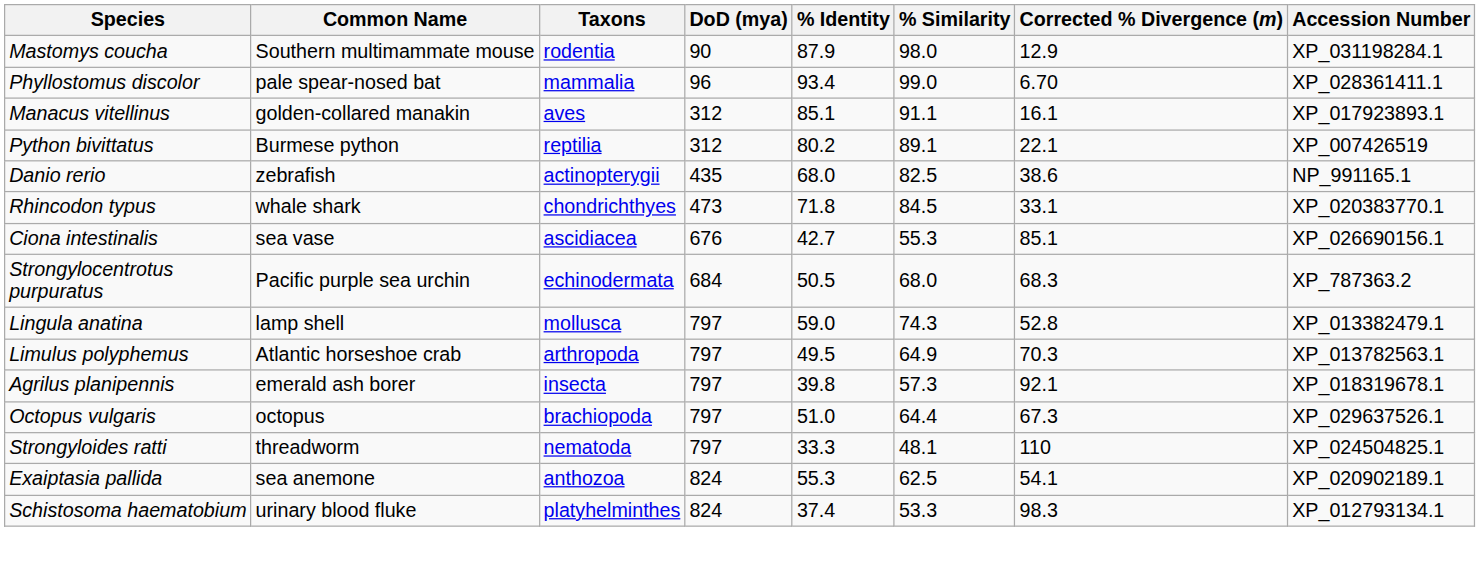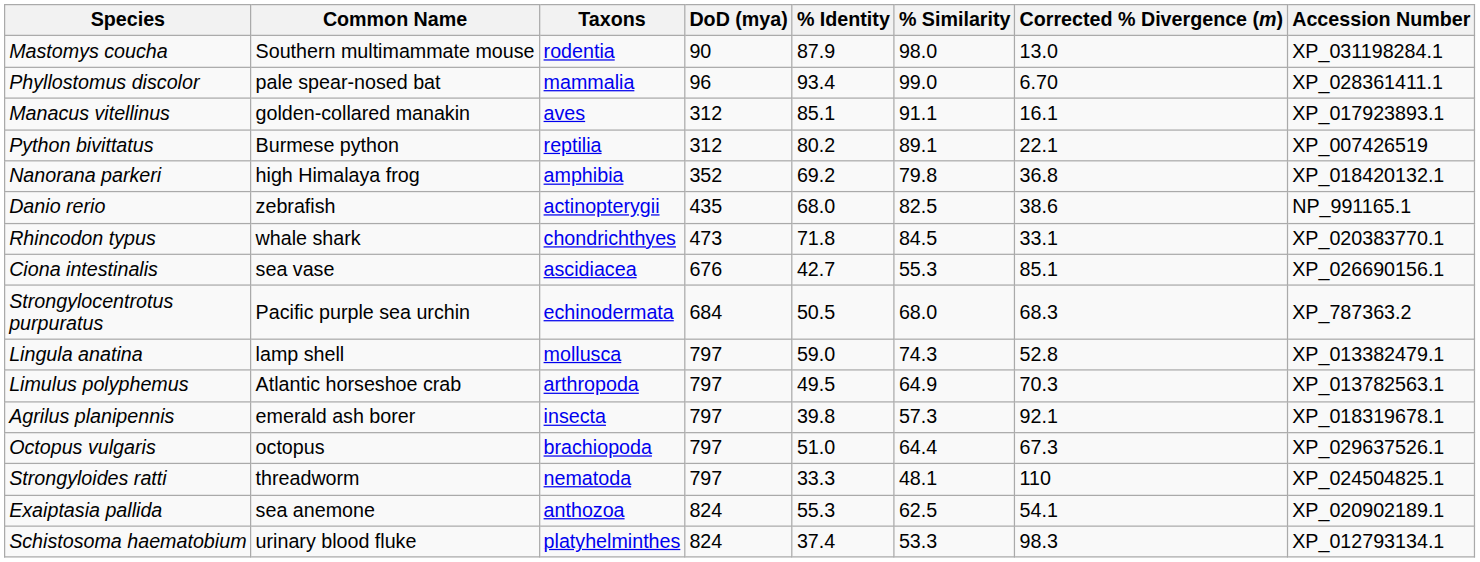(1039, 51) 12.9 -> (1039, 51) 13.0
+ row: (85, 176)
